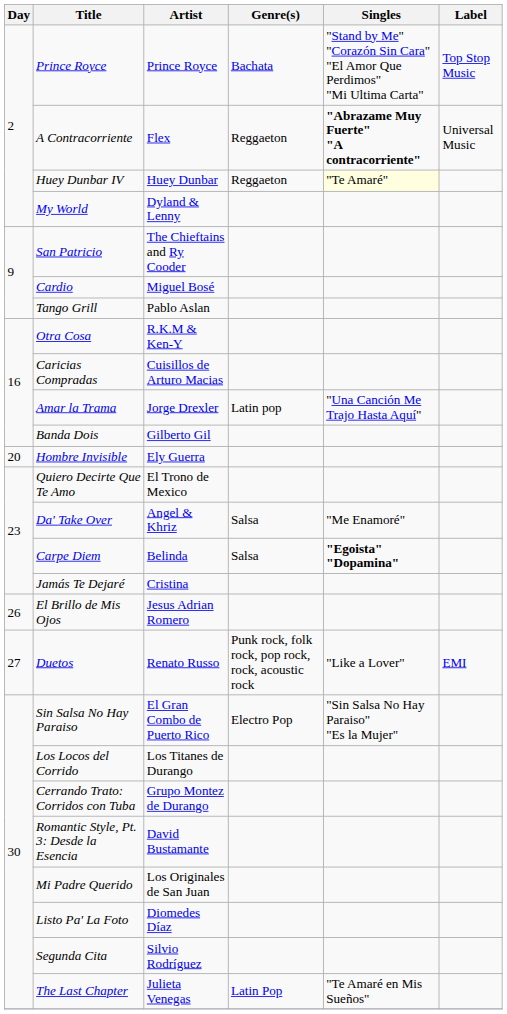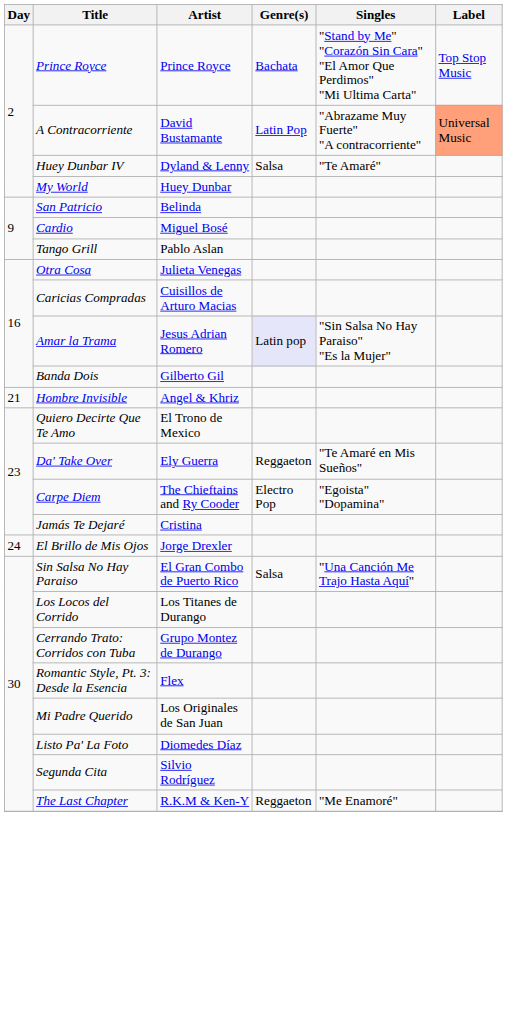(159, 137) Flex -> (191, 130) David Bustamante
(259, 137) Reggaeton -> (281, 130) Latin Pop
(374, 137) bold -> (370, 130) normal
(468, 137) no background -> (464, 130) lightsalmon background
(182, 180) Huey Dunbar -> (205, 165) Dyland & Lenny
(259, 180) Reggaeton -> (269, 165) Salsa
(357, 180) lightyellow background -> (350, 165) no background
(173, 208) Dyland & Lenny -> (196, 186) Huey Dunbar
(186, 251) The Chieftains and Ry Cooder -> (181, 207) Belinda
(172, 336) R.K.M & Ken-Y -> (201, 269) Julieta Venegas
(183, 407) Jorge Drexler -> (194, 341) Jesus Adrian Romero
(256, 407) no background -> (281, 341) lavender background
(374, 407) "Una Canción Me Trajo Hasta Aquí" -> (368, 341) "Sin Salsa No Hay Paraiso" "Es la Mujer"
(14, 456) 20 -> (14, 397) 21
(176, 456) Ely Guerra -> (200, 397) Angel & Khriz
(170, 520) Angel & Khriz -> (189, 461) Ely Guerra
(245, 520) Salsa -> (283, 461) Reggaeton
(366, 520) "Me Enamoré" -> (367, 461) "Te Amaré en Mis Sueños"
(167, 555) Belinda -> (200, 496) The Chieftains and Ry Cooder
(245, 555) Salsa -> (274, 496) Electro Pop
(363, 555) bold -> (352, 496) normal
(14, 612) 26 -> (14, 545) 24
(180, 612) Jesus Adrian Romero -> (196, 545) Jorge Drexler
- row: (55, 662)
(262, 720) Electro Pop -> (269, 573) Salsa
(375, 720) "Sin Salsa No Hay Paraiso" "Es la Mujer" -> (367, 573) "Una Canción Me Trajo Hasta Aquí"
(178, 841) David Bustamante -> (172, 680) Flex
(169, 991) Julieta Venegas -> (205, 800) R.K.M & Ken-Y
(257, 991) Latin Pop -> (283, 800) Reggaeton
(374, 991) "Te Amaré en Mis Sueños" -> (358, 800) "Me Enamoré"
